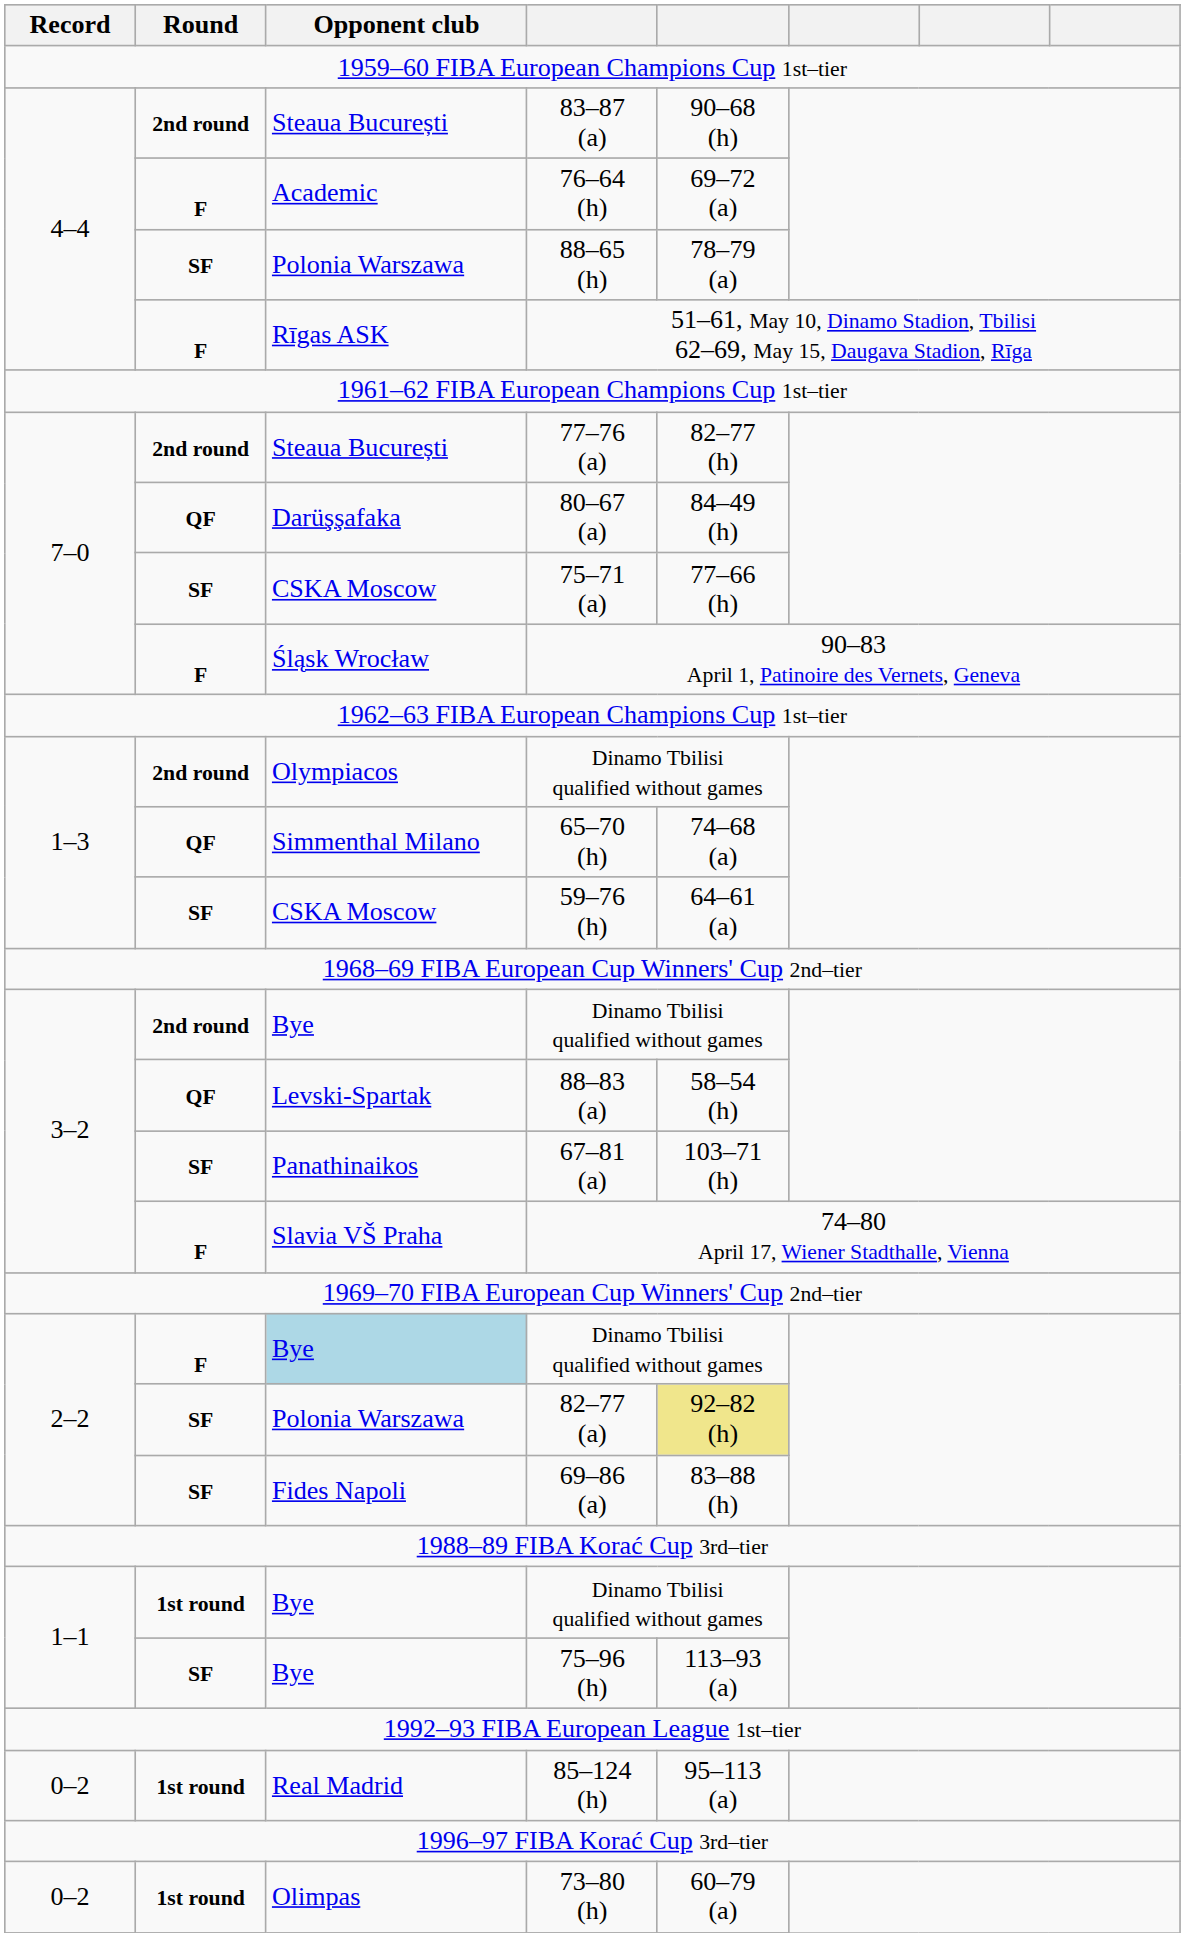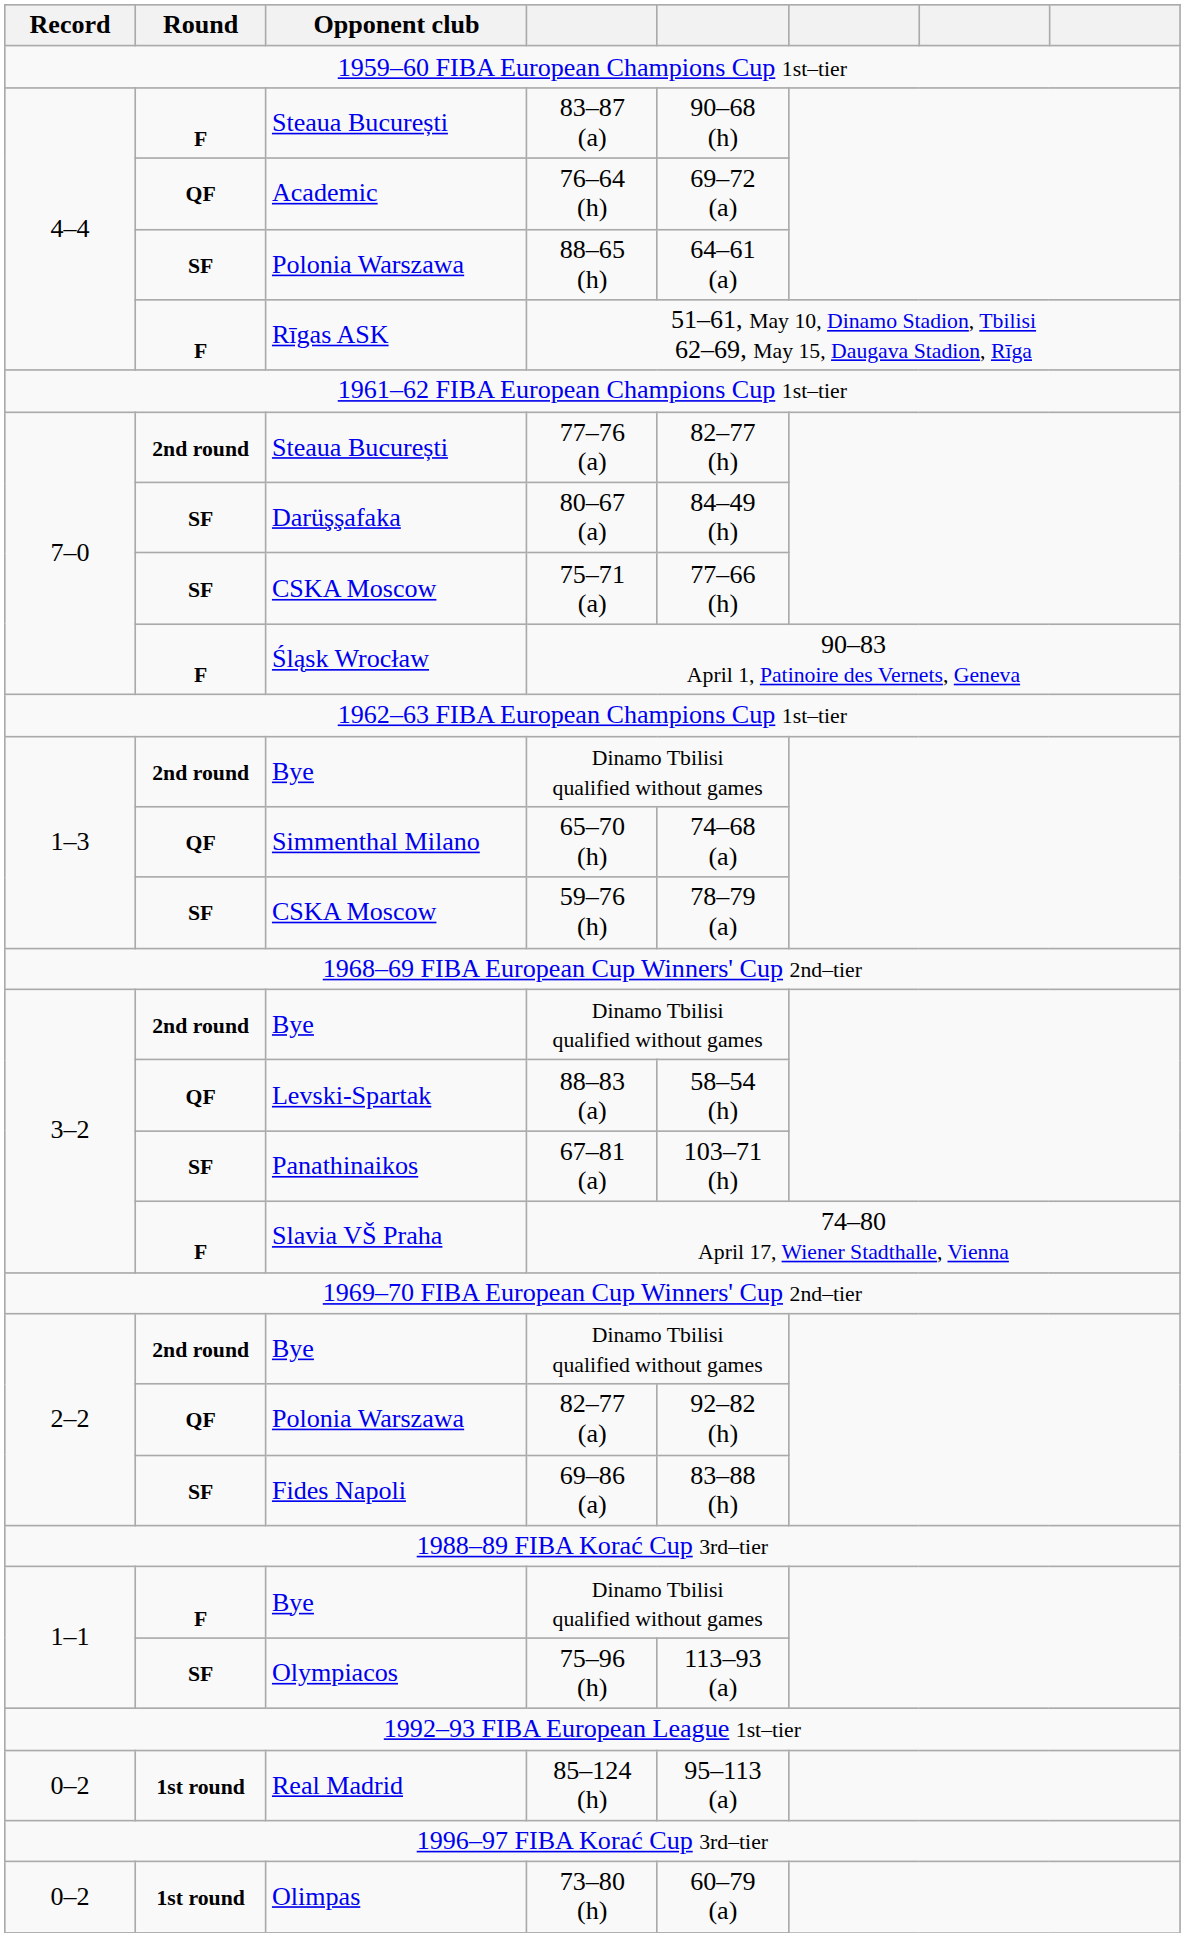(201, 124) 2nd round -> (201, 138) F
(201, 209) F -> (201, 194) QF
(723, 263) 78–79 (a) -> (723, 263) 64–61 (a)
(201, 519) QF -> (201, 519) SF
(335, 770) Olympiacos -> (293, 770) Bye
(723, 912) 64–61 (a) -> (723, 912) 78–79 (a)
(201, 1364) F -> (201, 1350) 2nd round
(293, 1348) lightblue background -> (293, 1348) no background
(201, 1420) SF -> (201, 1420) QF
(723, 1419) khaki background -> (723, 1419) no background
(201, 1603) 1st round -> (201, 1618) F
(293, 1672) Bye -> (335, 1672) Olympiacos
